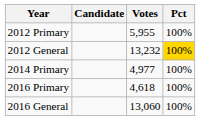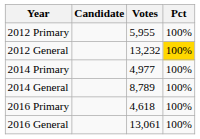+ row: (38, 87)
(145, 106) 13,060 -> (145, 125) 13,061
